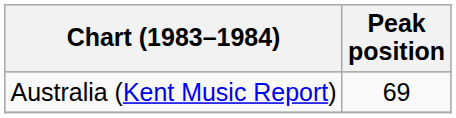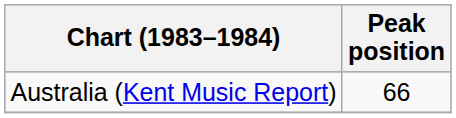(397, 91) 69 -> (397, 91) 66
